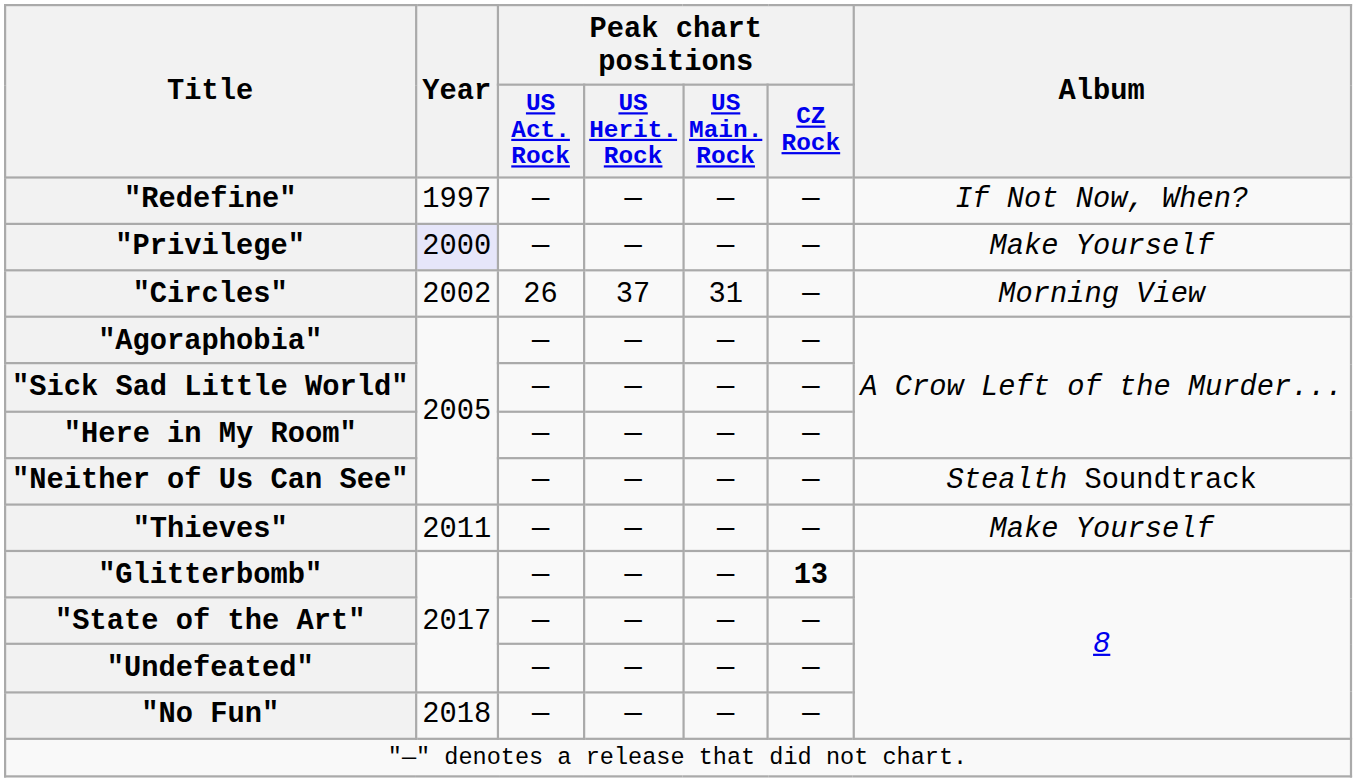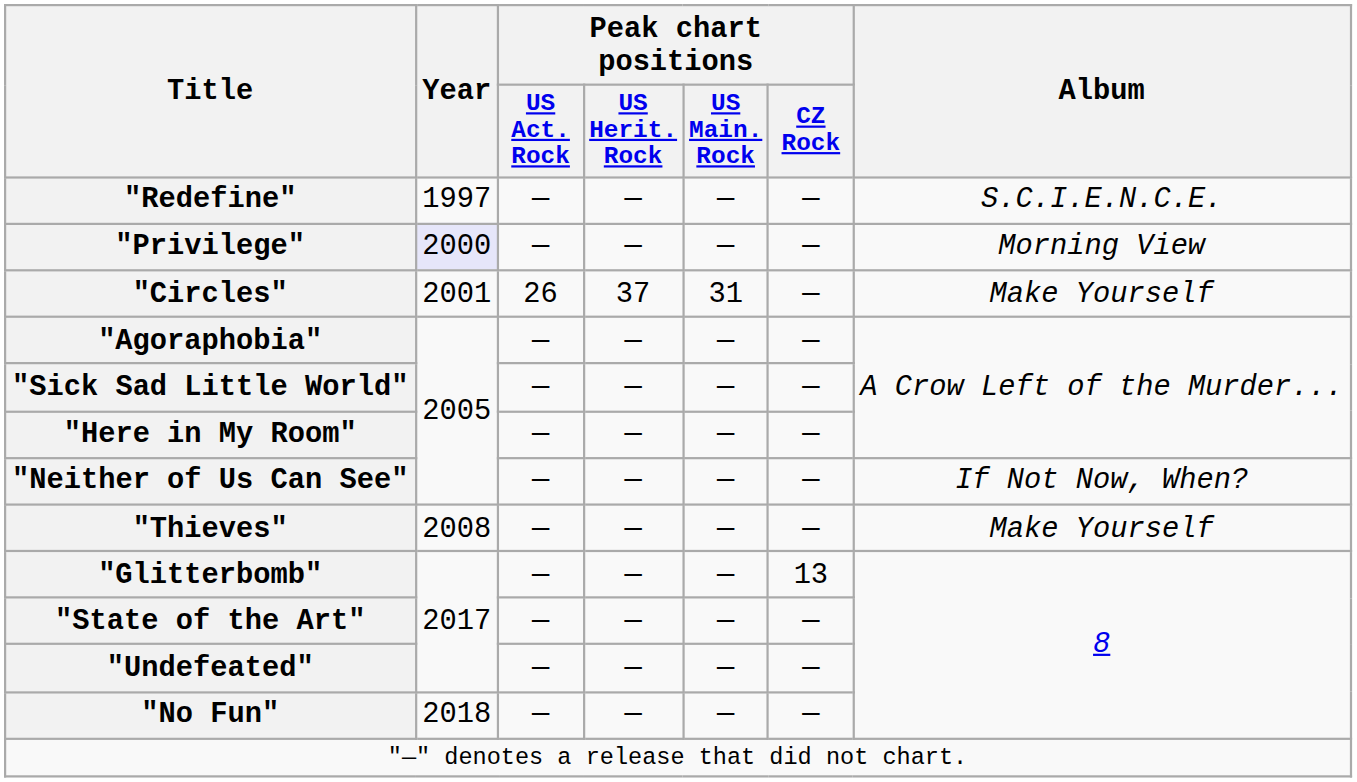(1102, 200) If Not Now, When? -> (1102, 200) S.C.I.E.N.C.E.
(1102, 247) Make Yourself -> (1102, 247) Morning View
(457, 294) 2002 -> (457, 294) 2001
(1102, 294) Morning View -> (1102, 294) Make Yourself
(1102, 481) Stealth Soundtrack -> (1102, 481) If Not Now, When?
(457, 528) 2011 -> (457, 528) 2008
(811, 575) bold -> (811, 575) normal
